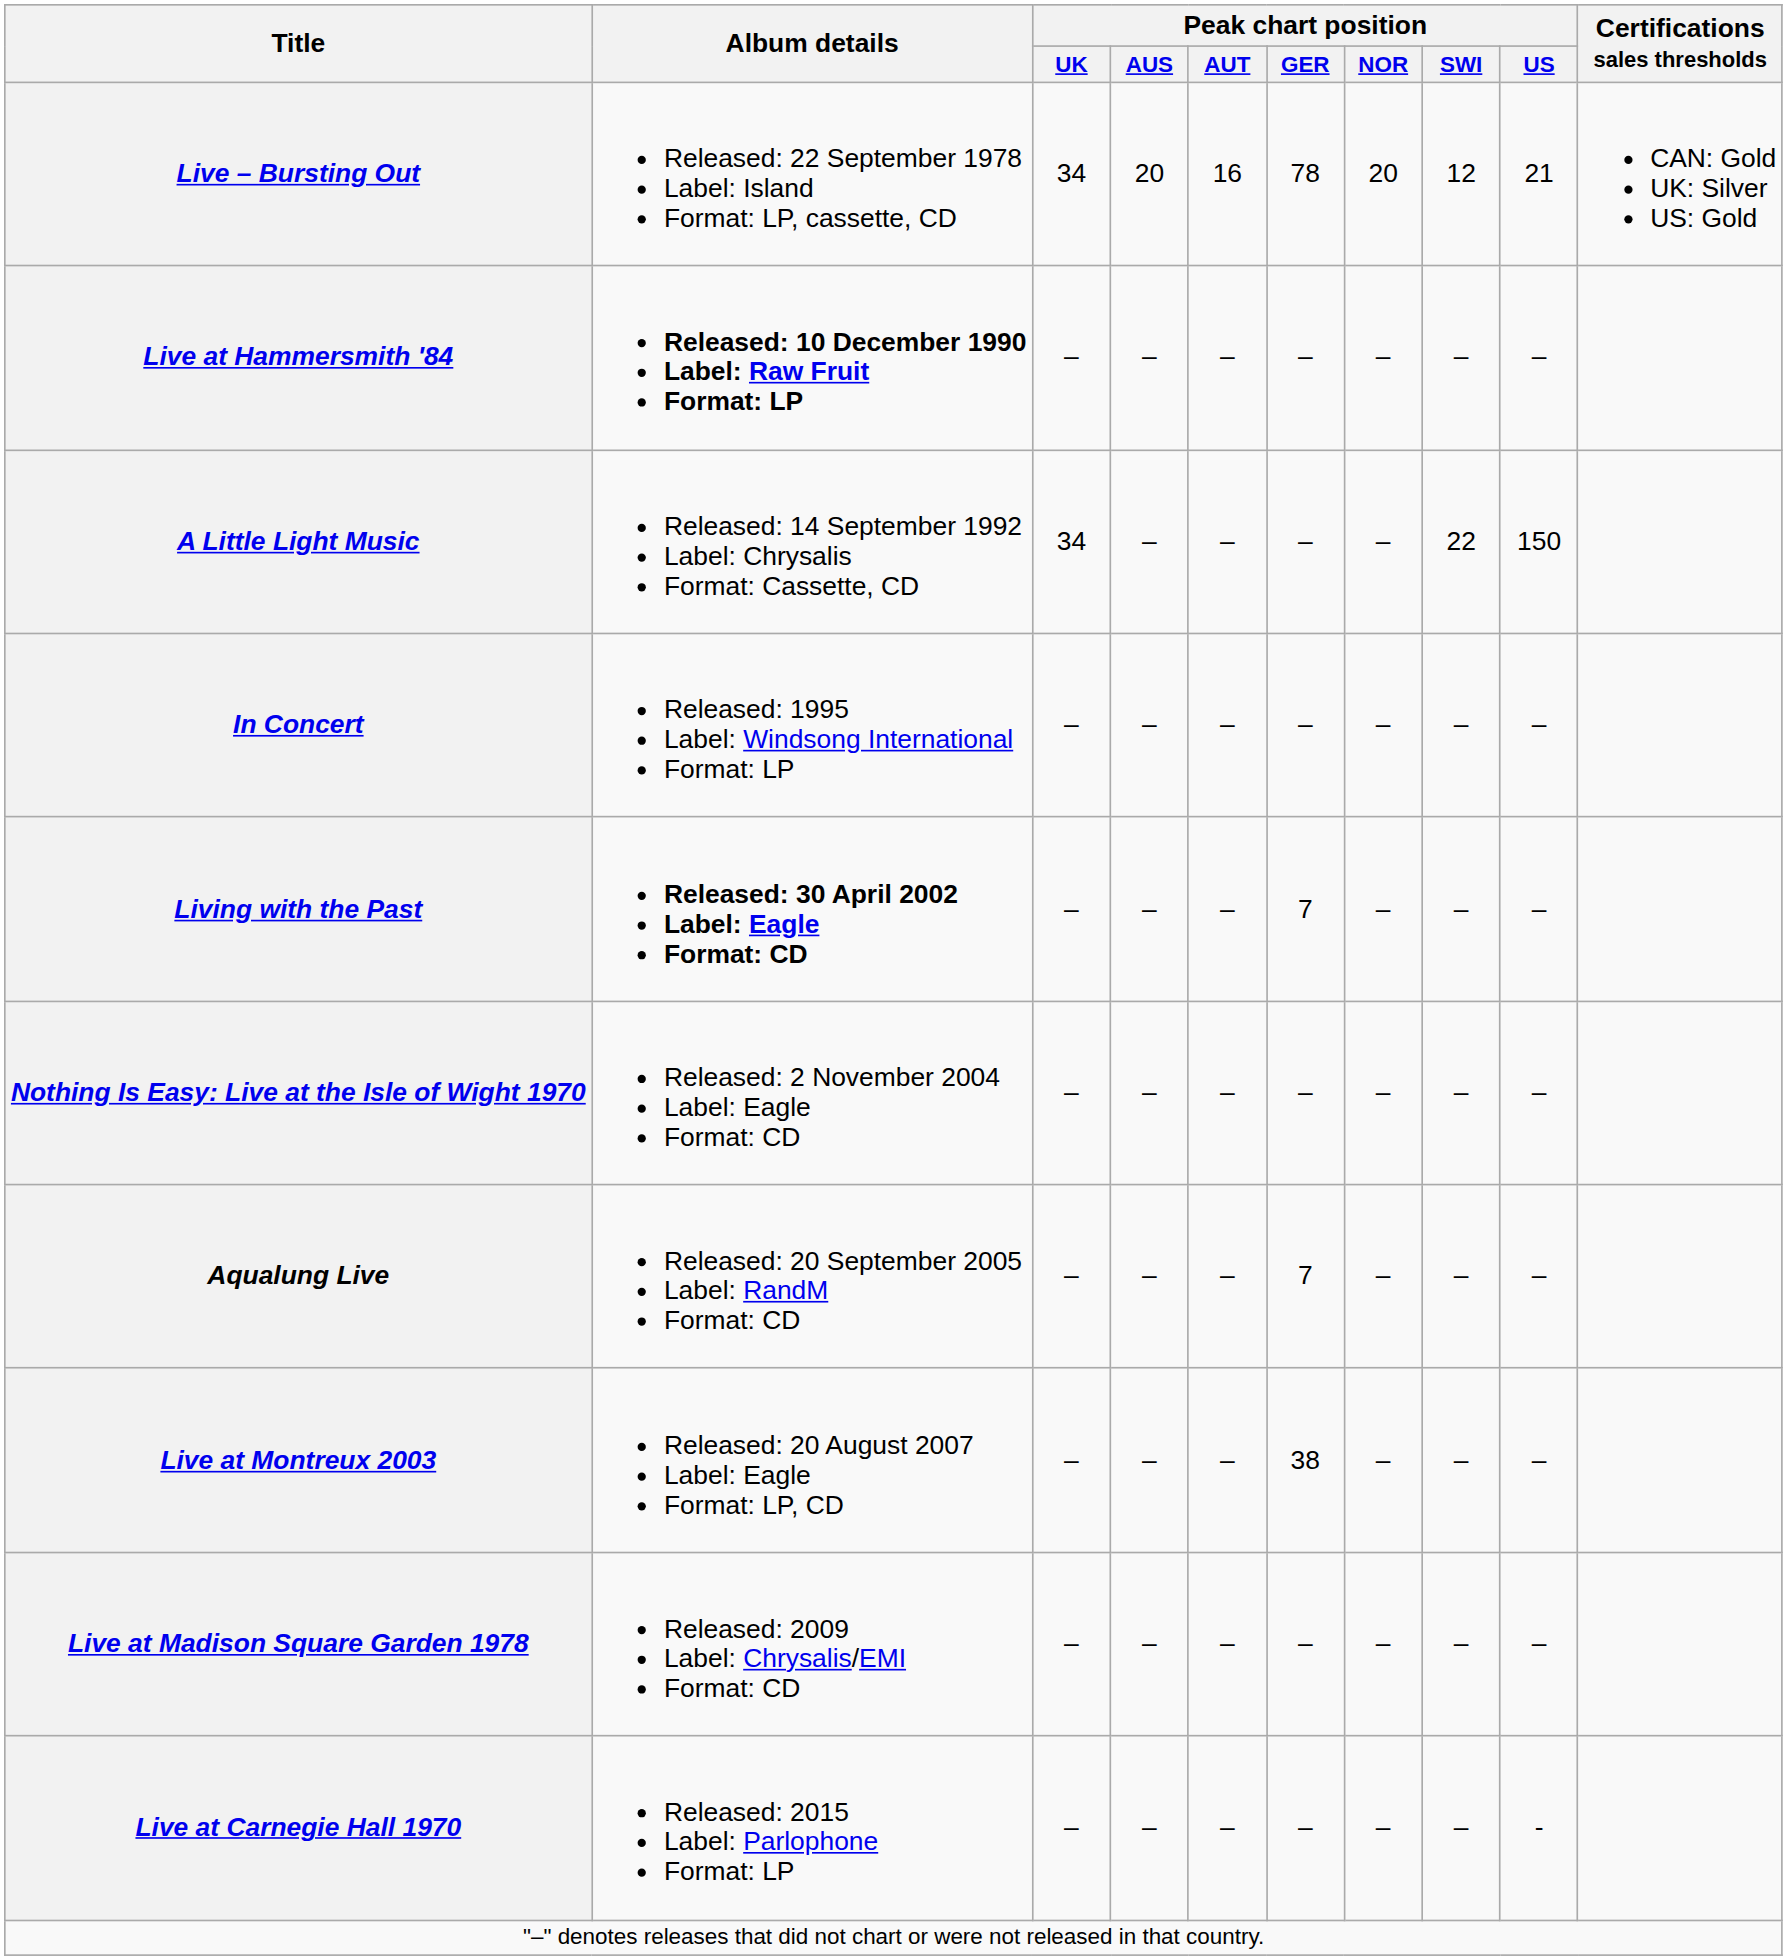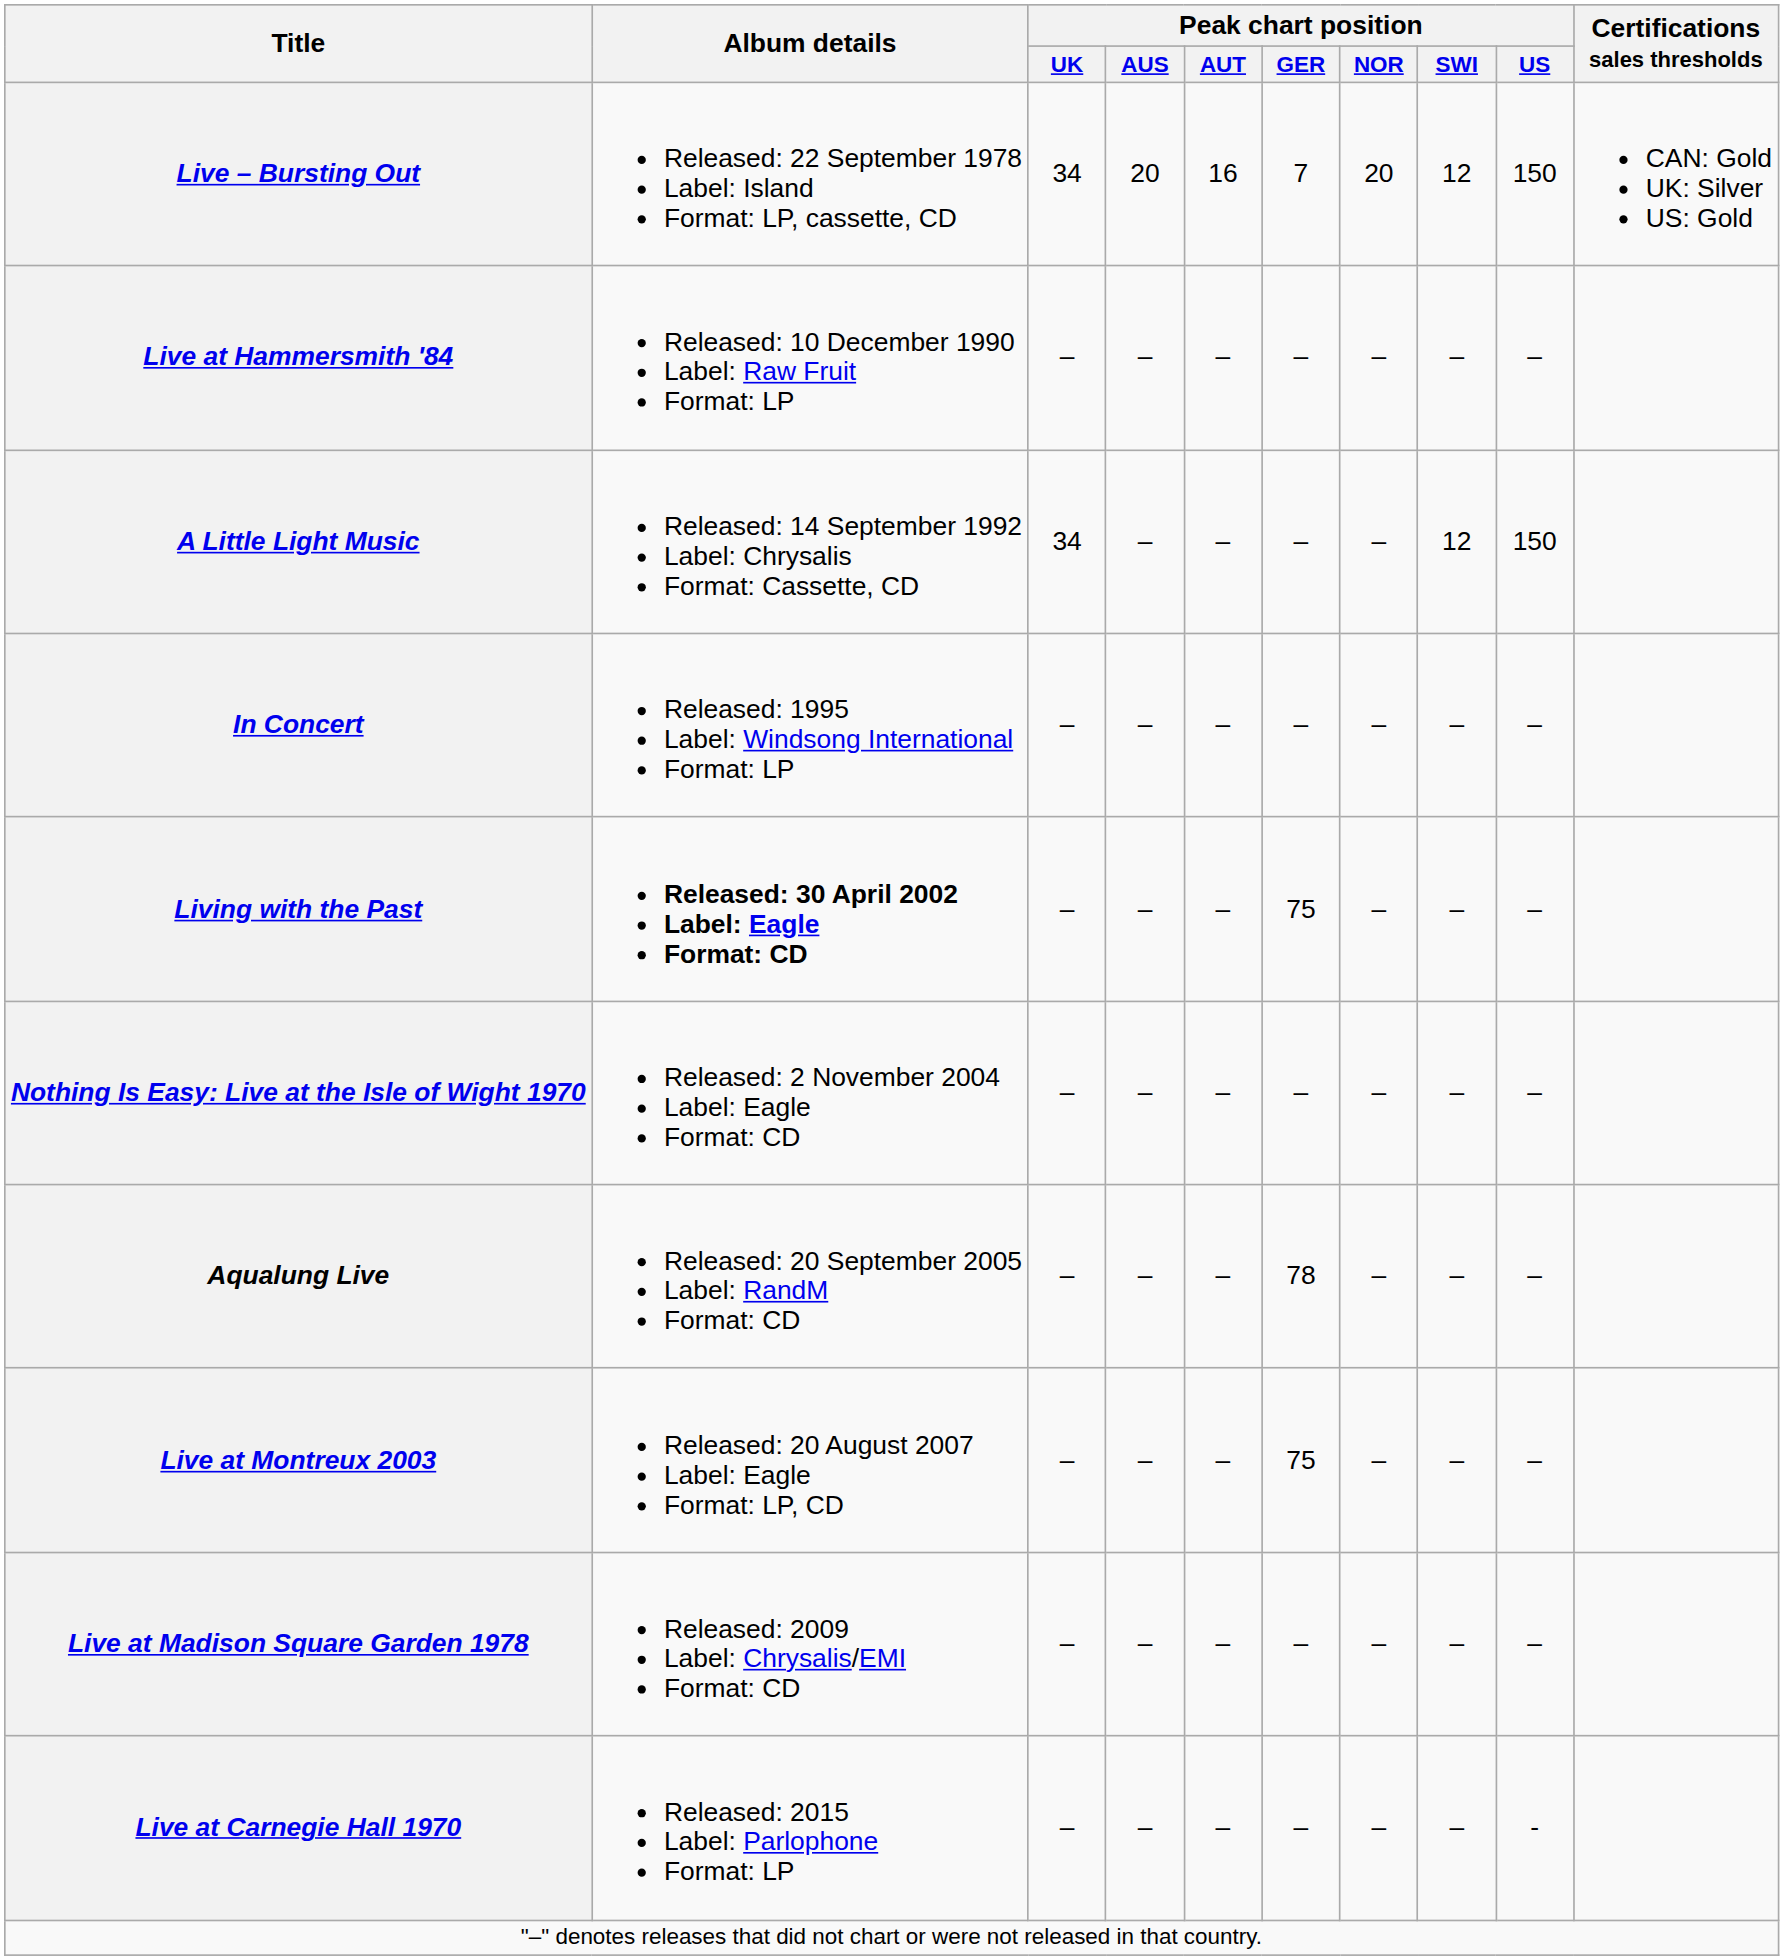(1305, 173) 78 -> (1301, 173) 7
(1539, 173) 21 -> (1535, 173) 150
(812, 373) bold -> (810, 373) normal
(1461, 541) 22 -> (1457, 541) 12
(1305, 908) 7 -> (1301, 908) 75
(1305, 1276) 7 -> (1301, 1276) 78
(1305, 1460) 38 -> (1301, 1460) 75
